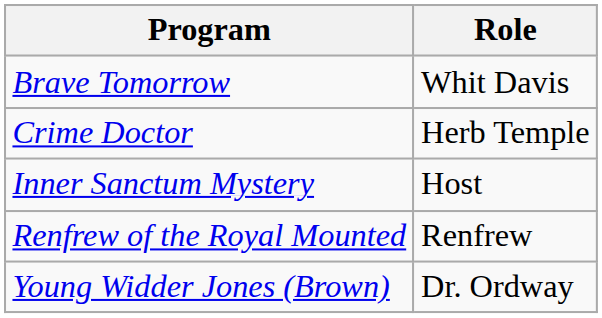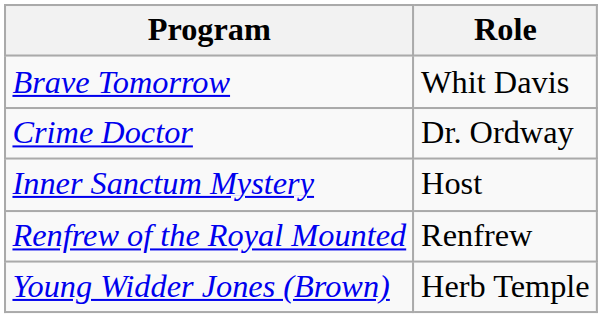(505, 132) Herb Temple -> (497, 132) Dr. Ordway
(497, 286) Dr. Ordway -> (505, 286) Herb Temple
